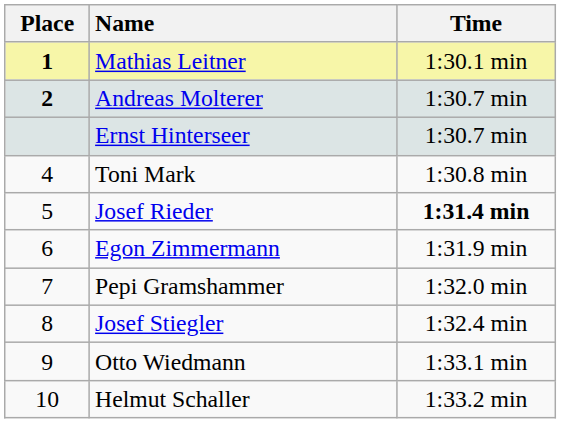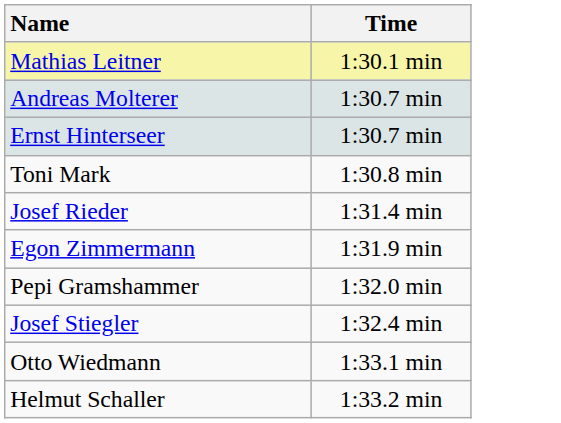- column: (47, 23)
(476, 211) bold -> (391, 211) normal
